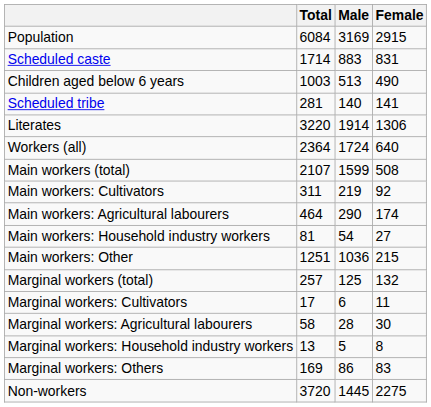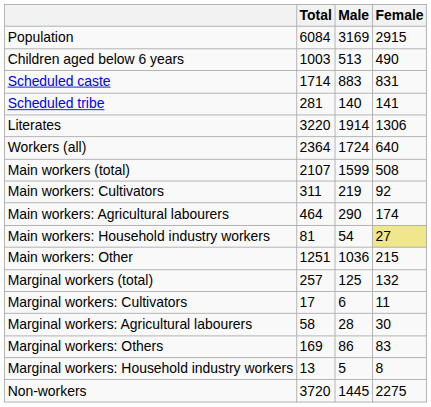rows swapped: (96, 81) <-> (59, 59)
(383, 236) no background -> (383, 236) khaki background
rows swapped: (150, 346) <-> (85, 368)
